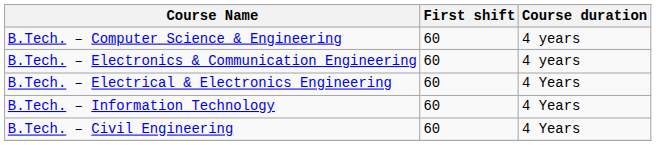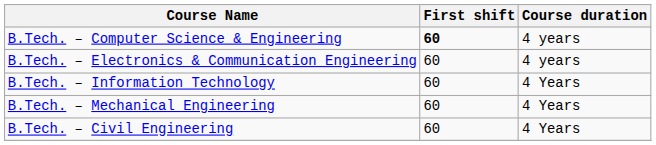(432, 39) normal -> (432, 39) bold
- row: (200, 84)
+ row: (141, 107)
